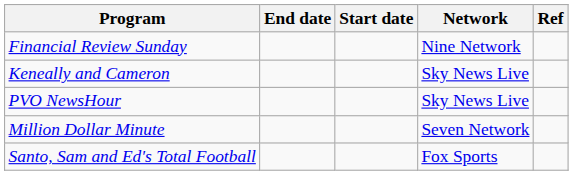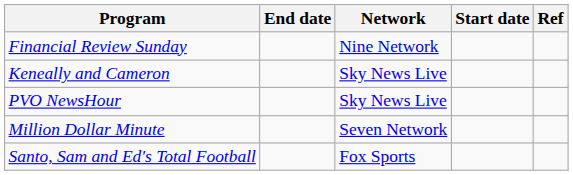columns swapped: (475, 18) <-> (376, 18)
